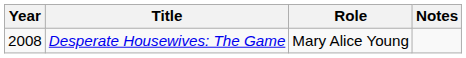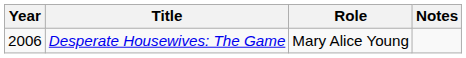(25, 40) 2008 -> (25, 40) 2006
